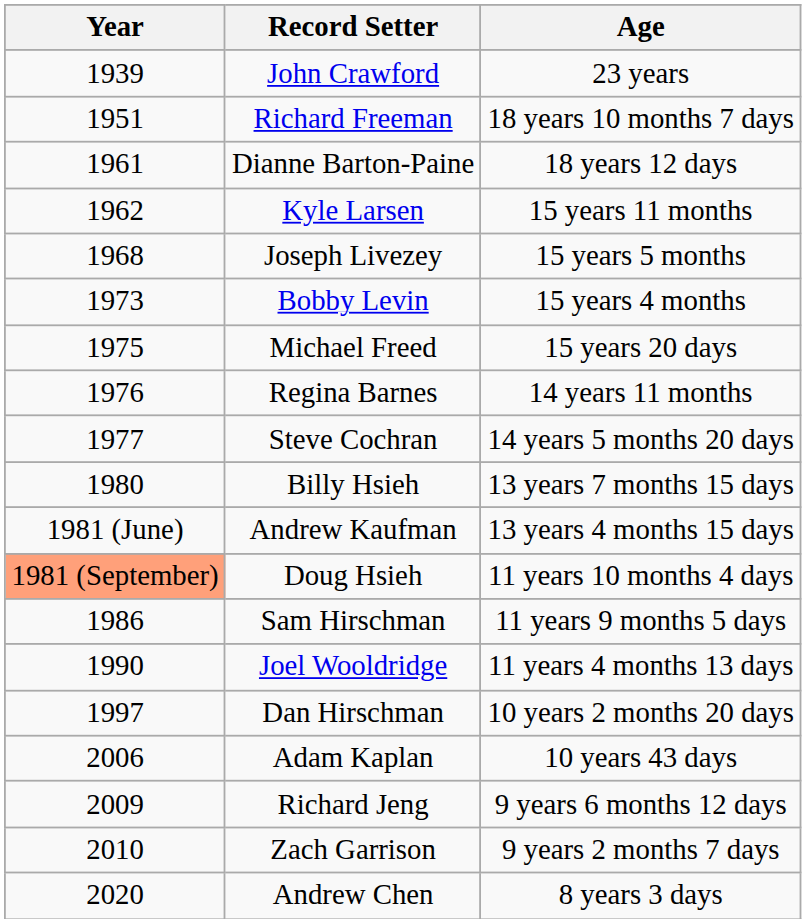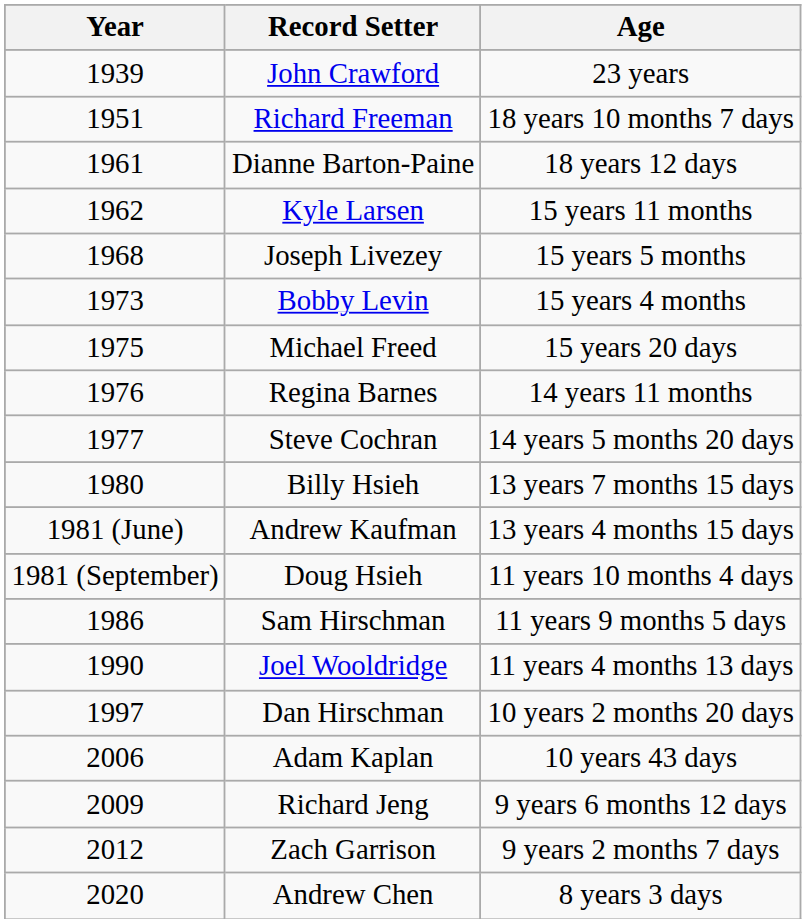(115, 575) lightsalmon background -> (115, 575) no background
(115, 849) 2010 -> (115, 849) 2012
